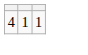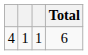+ column: (64, 15)
